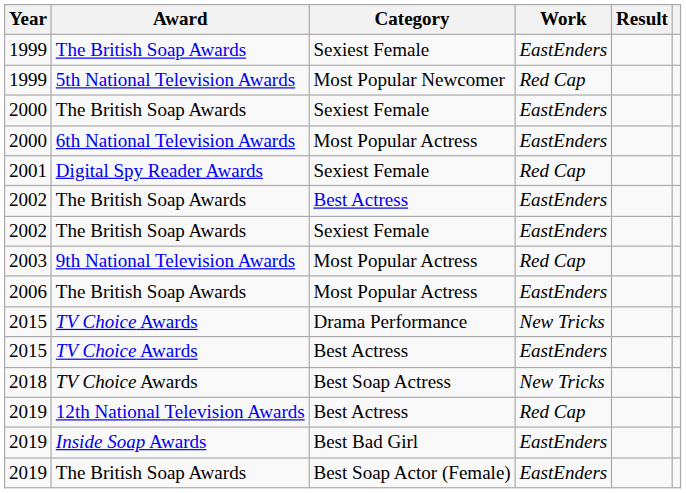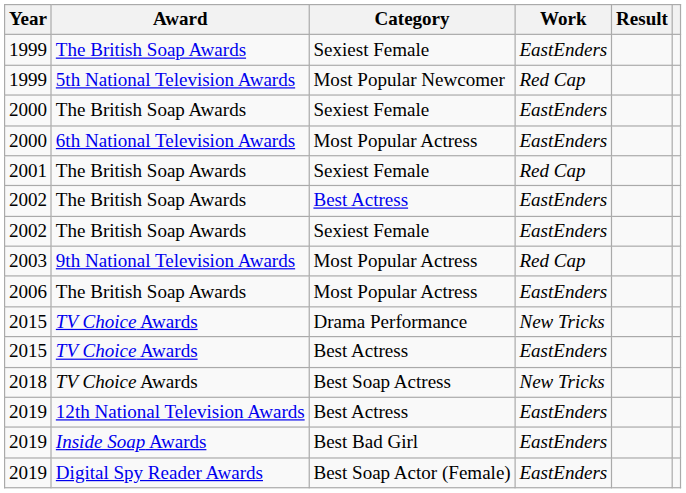(159, 170) Digital Spy Reader Awards -> (151, 170) The British Soap Awards
(553, 412) Red Cap -> (563, 412) EastEnders
(151, 472) The British Soap Awards -> (159, 472) Digital Spy Reader Awards
